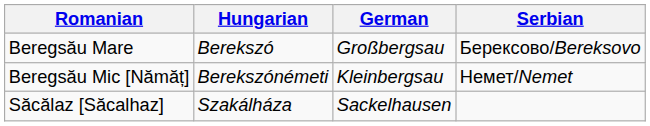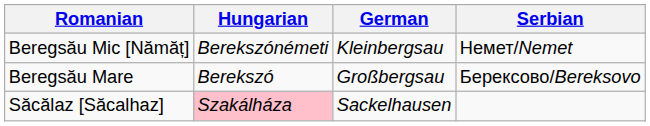rows swapped: (71, 47) <-> (99, 76)
(245, 105) no background -> (245, 105) pink background
